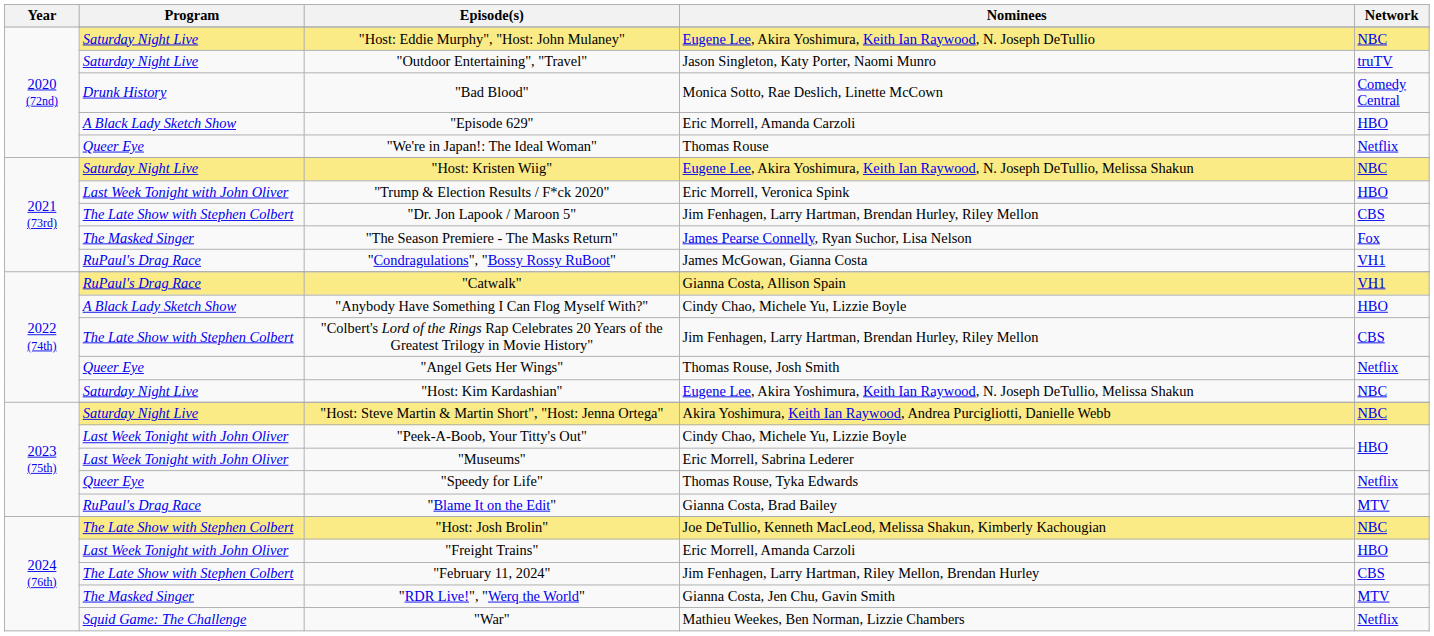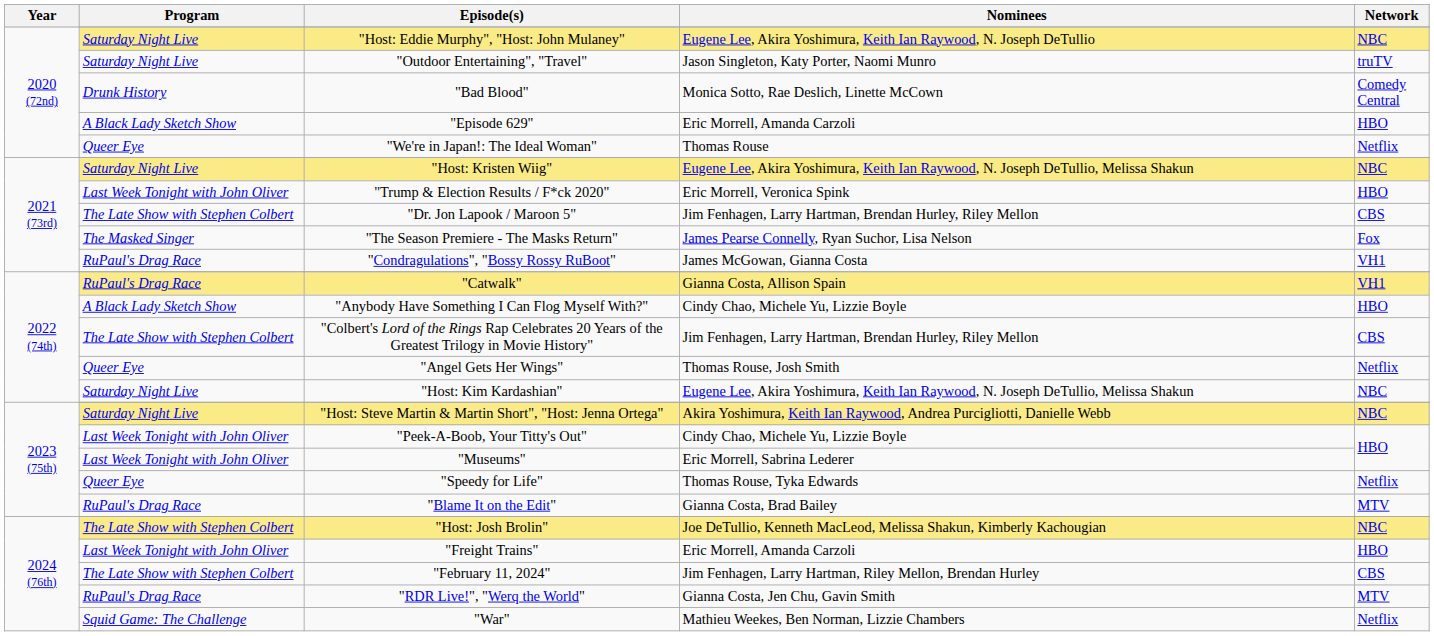(138, 596) The Masked Singer -> (142, 596) RuPaul's Drag Race
